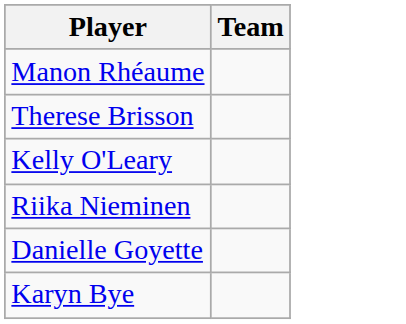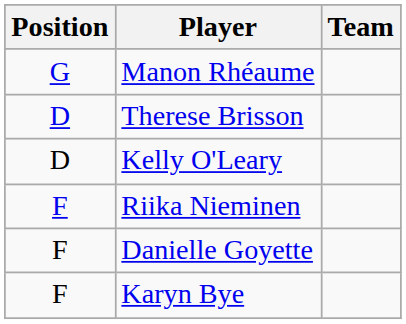+ column: (60, 26)
